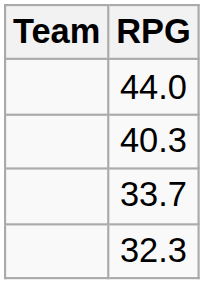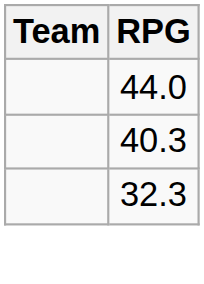- row: (153, 195)
